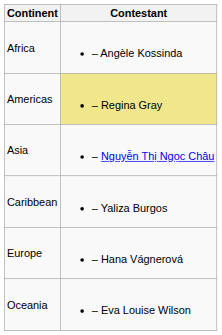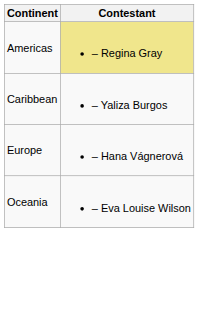- row: (21, 48)
- row: (18, 150)
